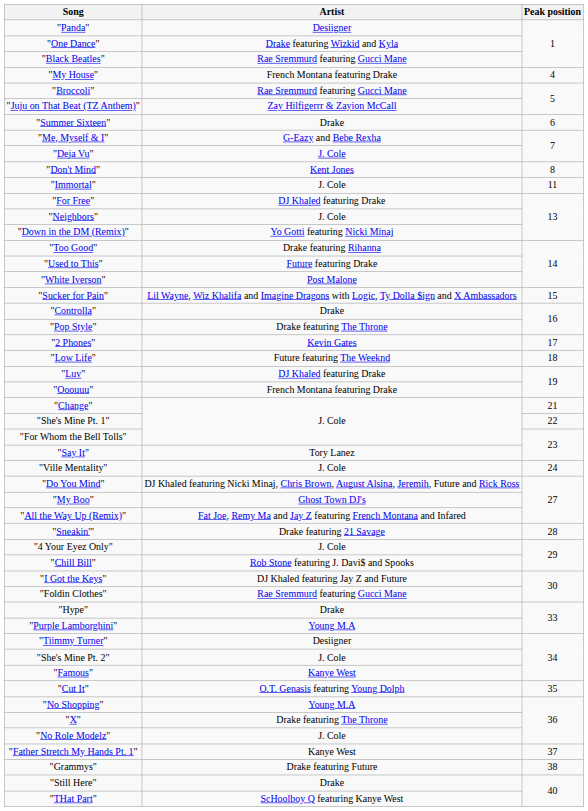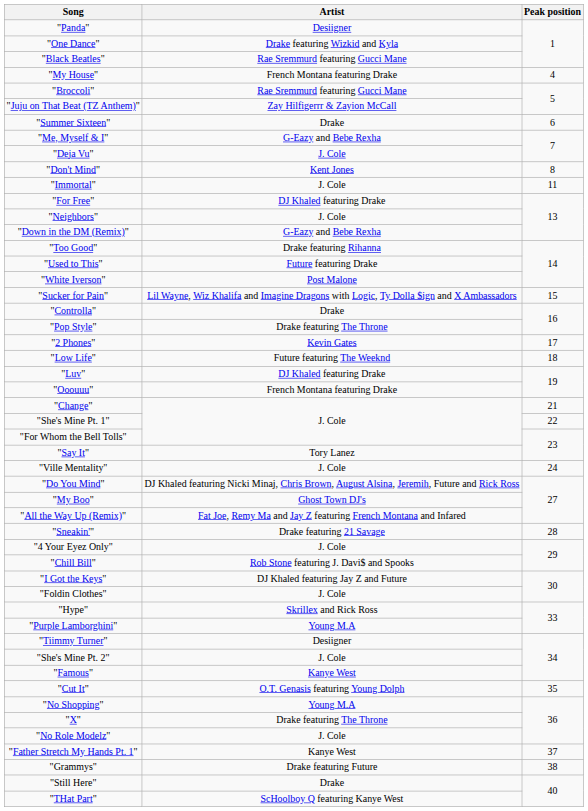(332, 232) Yo Gotti featuring Nicki Minaj -> (332, 232) G-Eazy and Bebe Rexha
(332, 594) Rae Sremmurd featuring Gucci Mane -> (332, 594) J. Cole
(332, 610) Drake -> (332, 610) Skrillex and Rick Ross
